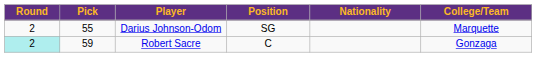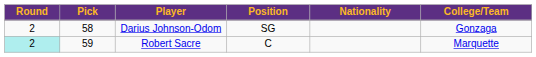(88, 28) 55 -> (88, 28) 58
(476, 28) Marquette -> (476, 28) Gonzaga
(476, 44) Gonzaga -> (476, 44) Marquette
